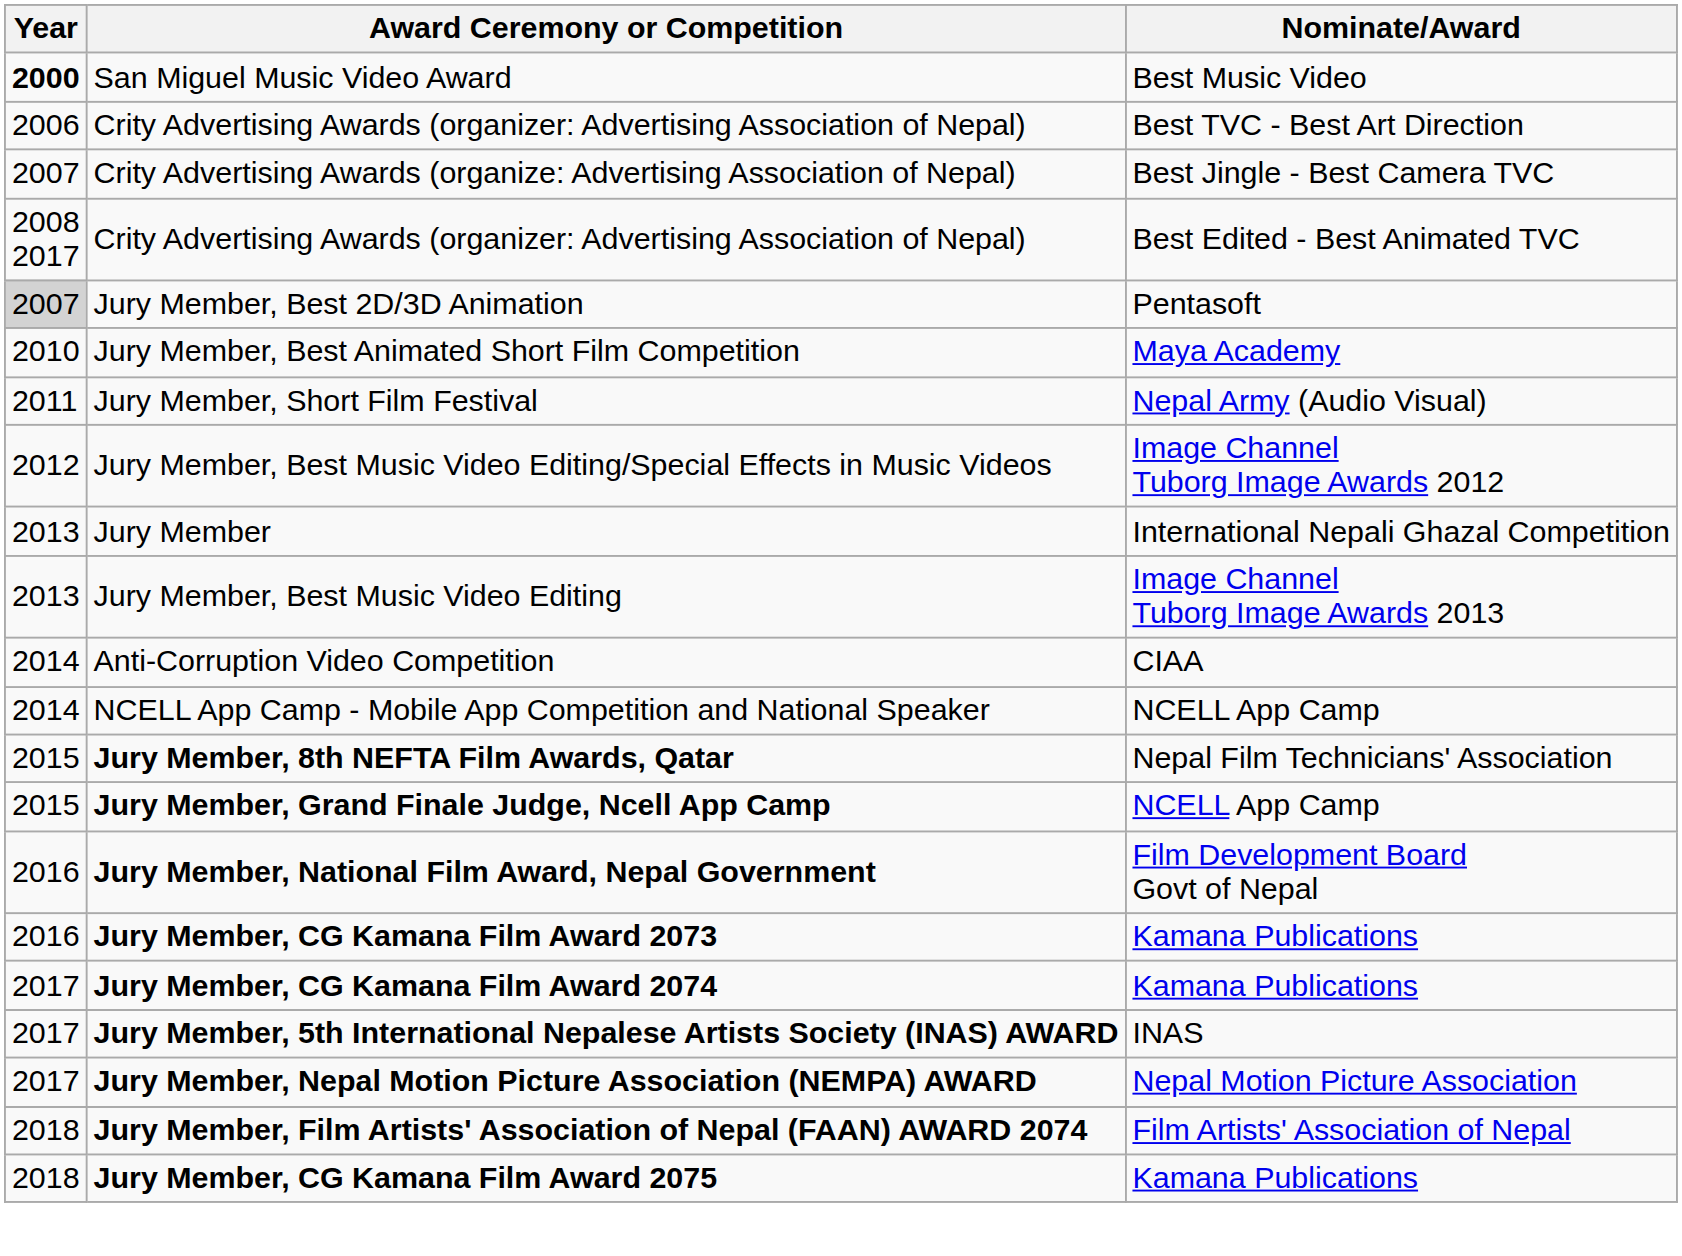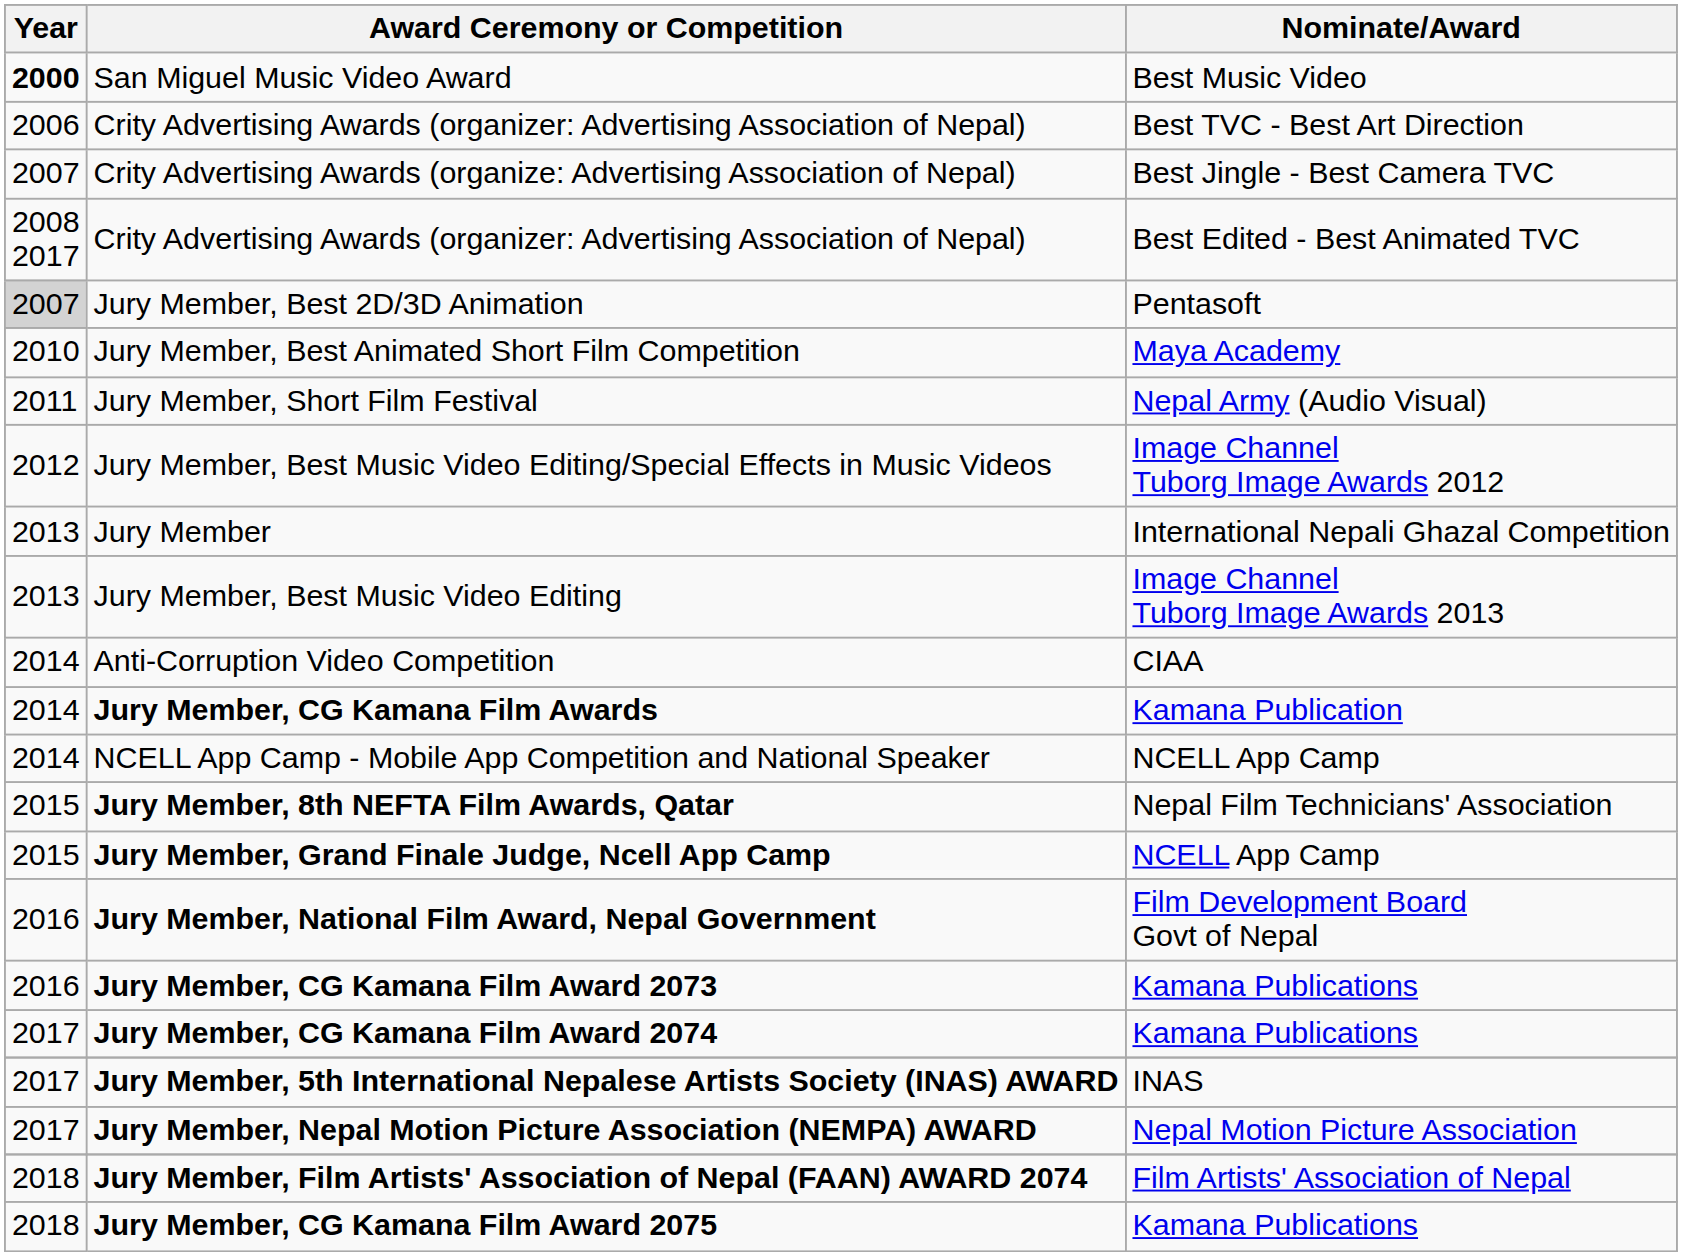+ row: (376, 709)
